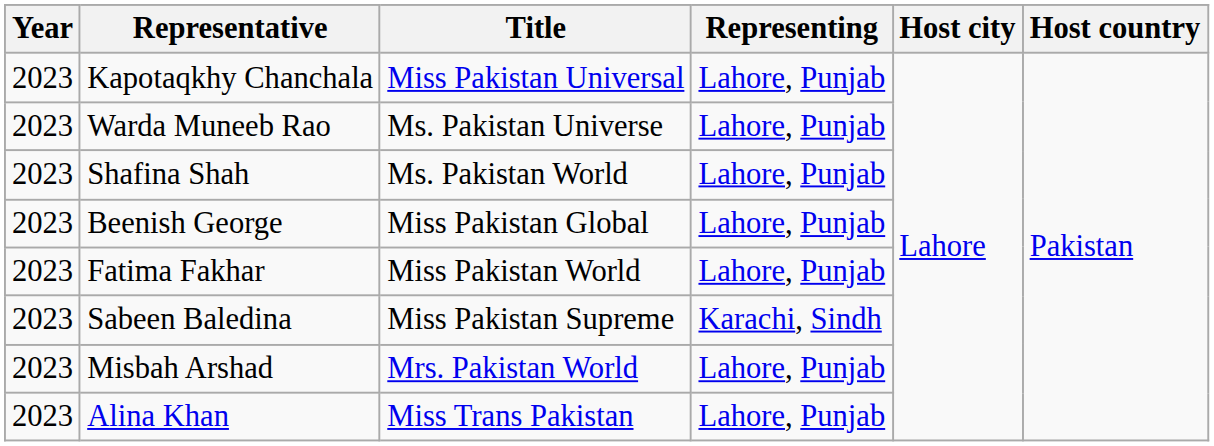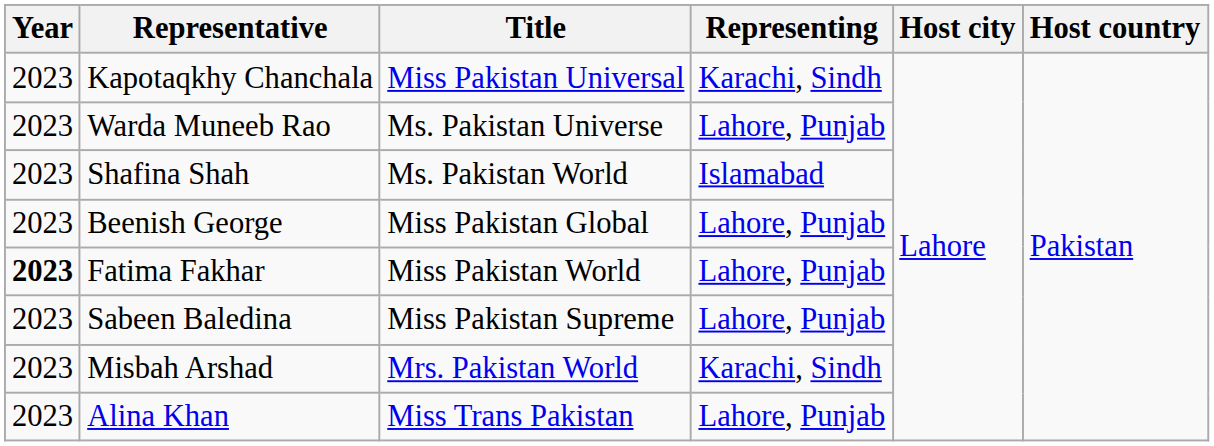(792, 77) Lahore, Punjab -> (790, 77) Karachi, Sindh
(792, 174) Lahore, Punjab -> (761, 174) Islamabad
(43, 271) normal -> (43, 271) bold
(790, 319) Karachi, Sindh -> (792, 319) Lahore, Punjab
(792, 367) Lahore, Punjab -> (790, 367) Karachi, Sindh
